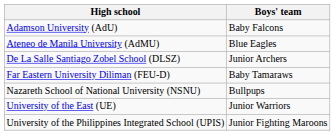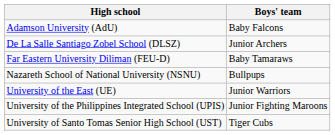- row: (83, 43)
+ row: (114, 122)
